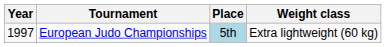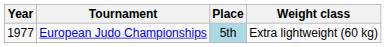(20, 33) 1997 -> (20, 33) 1977
